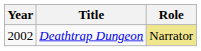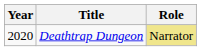(20, 35) 2002 -> (20, 35) 2020
